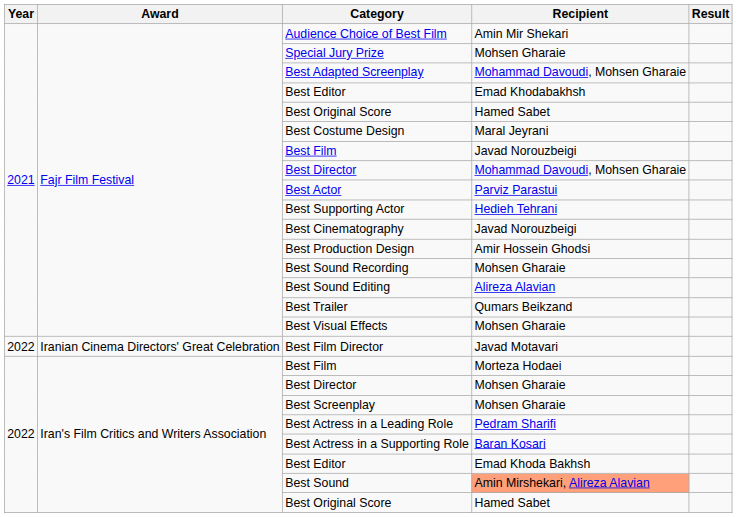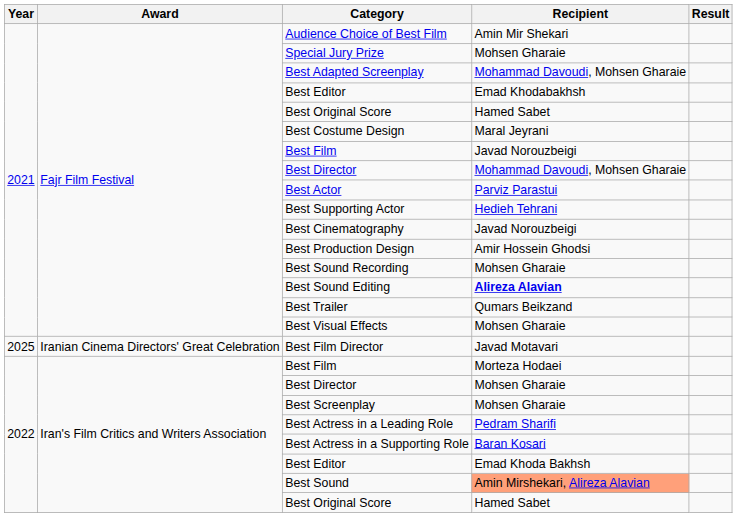(515, 287) normal -> (518, 287) bold
(21, 346) 2022 -> (21, 346) 2025
